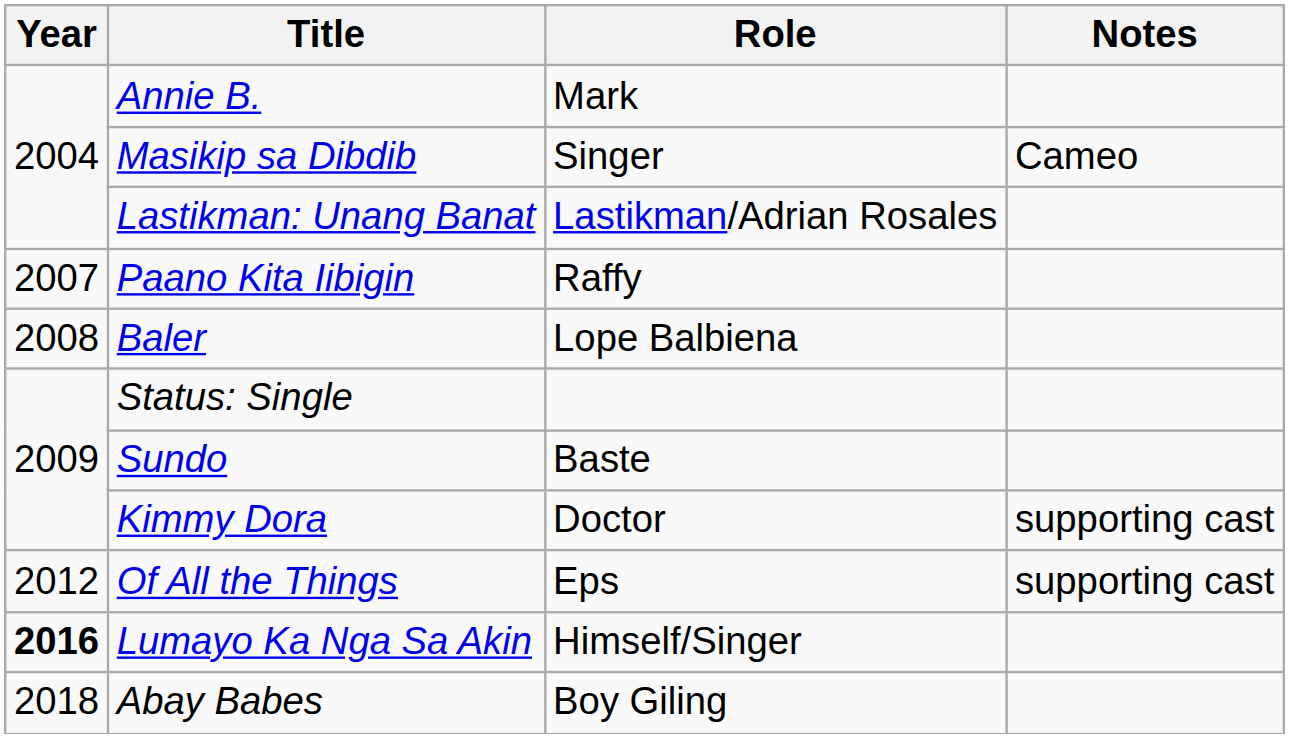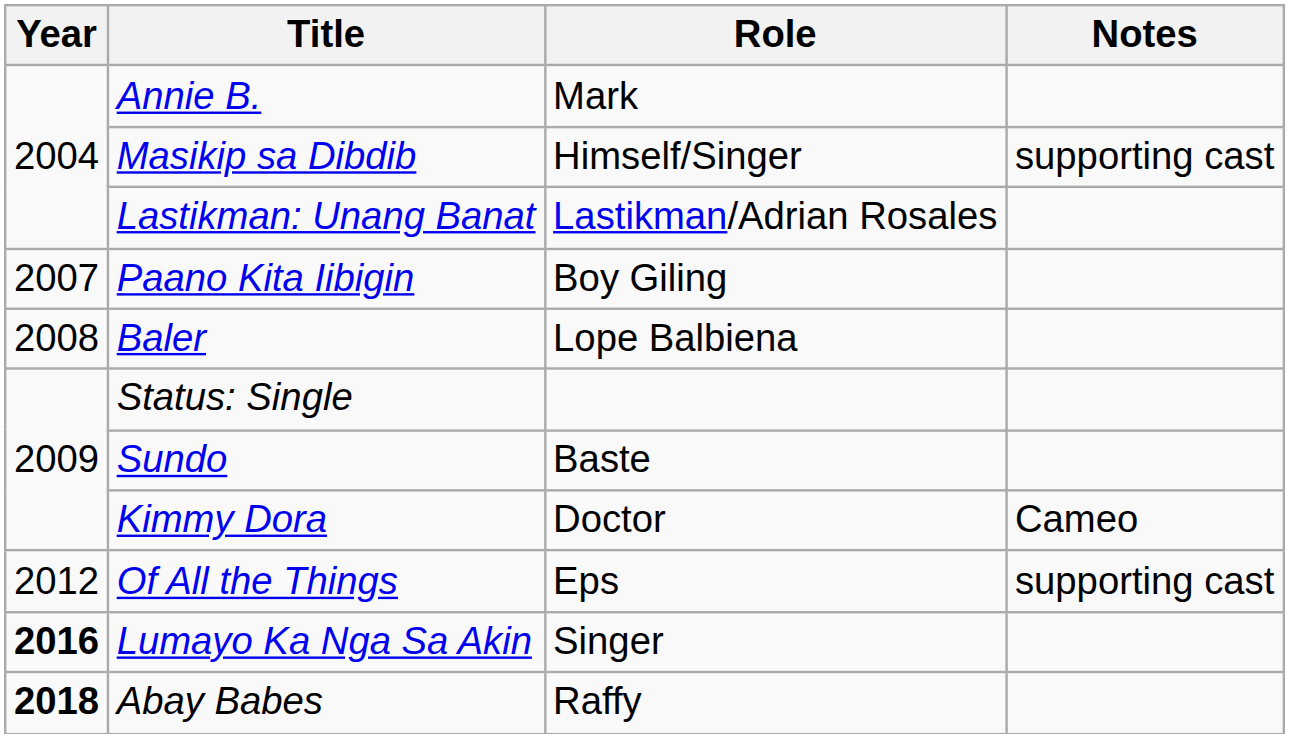(608, 156) Singer -> (677, 156) Himself/Singer
(1077, 156) Cameo -> (1145, 156) supporting cast
(597, 277) Raffy -> (640, 277) Boy Giling
(1145, 519) supporting cast -> (1077, 519) Cameo
(677, 641) Himself/Singer -> (608, 641) Singer
(57, 701) normal -> (57, 701) bold
(640, 701) Boy Giling -> (597, 701) Raffy
